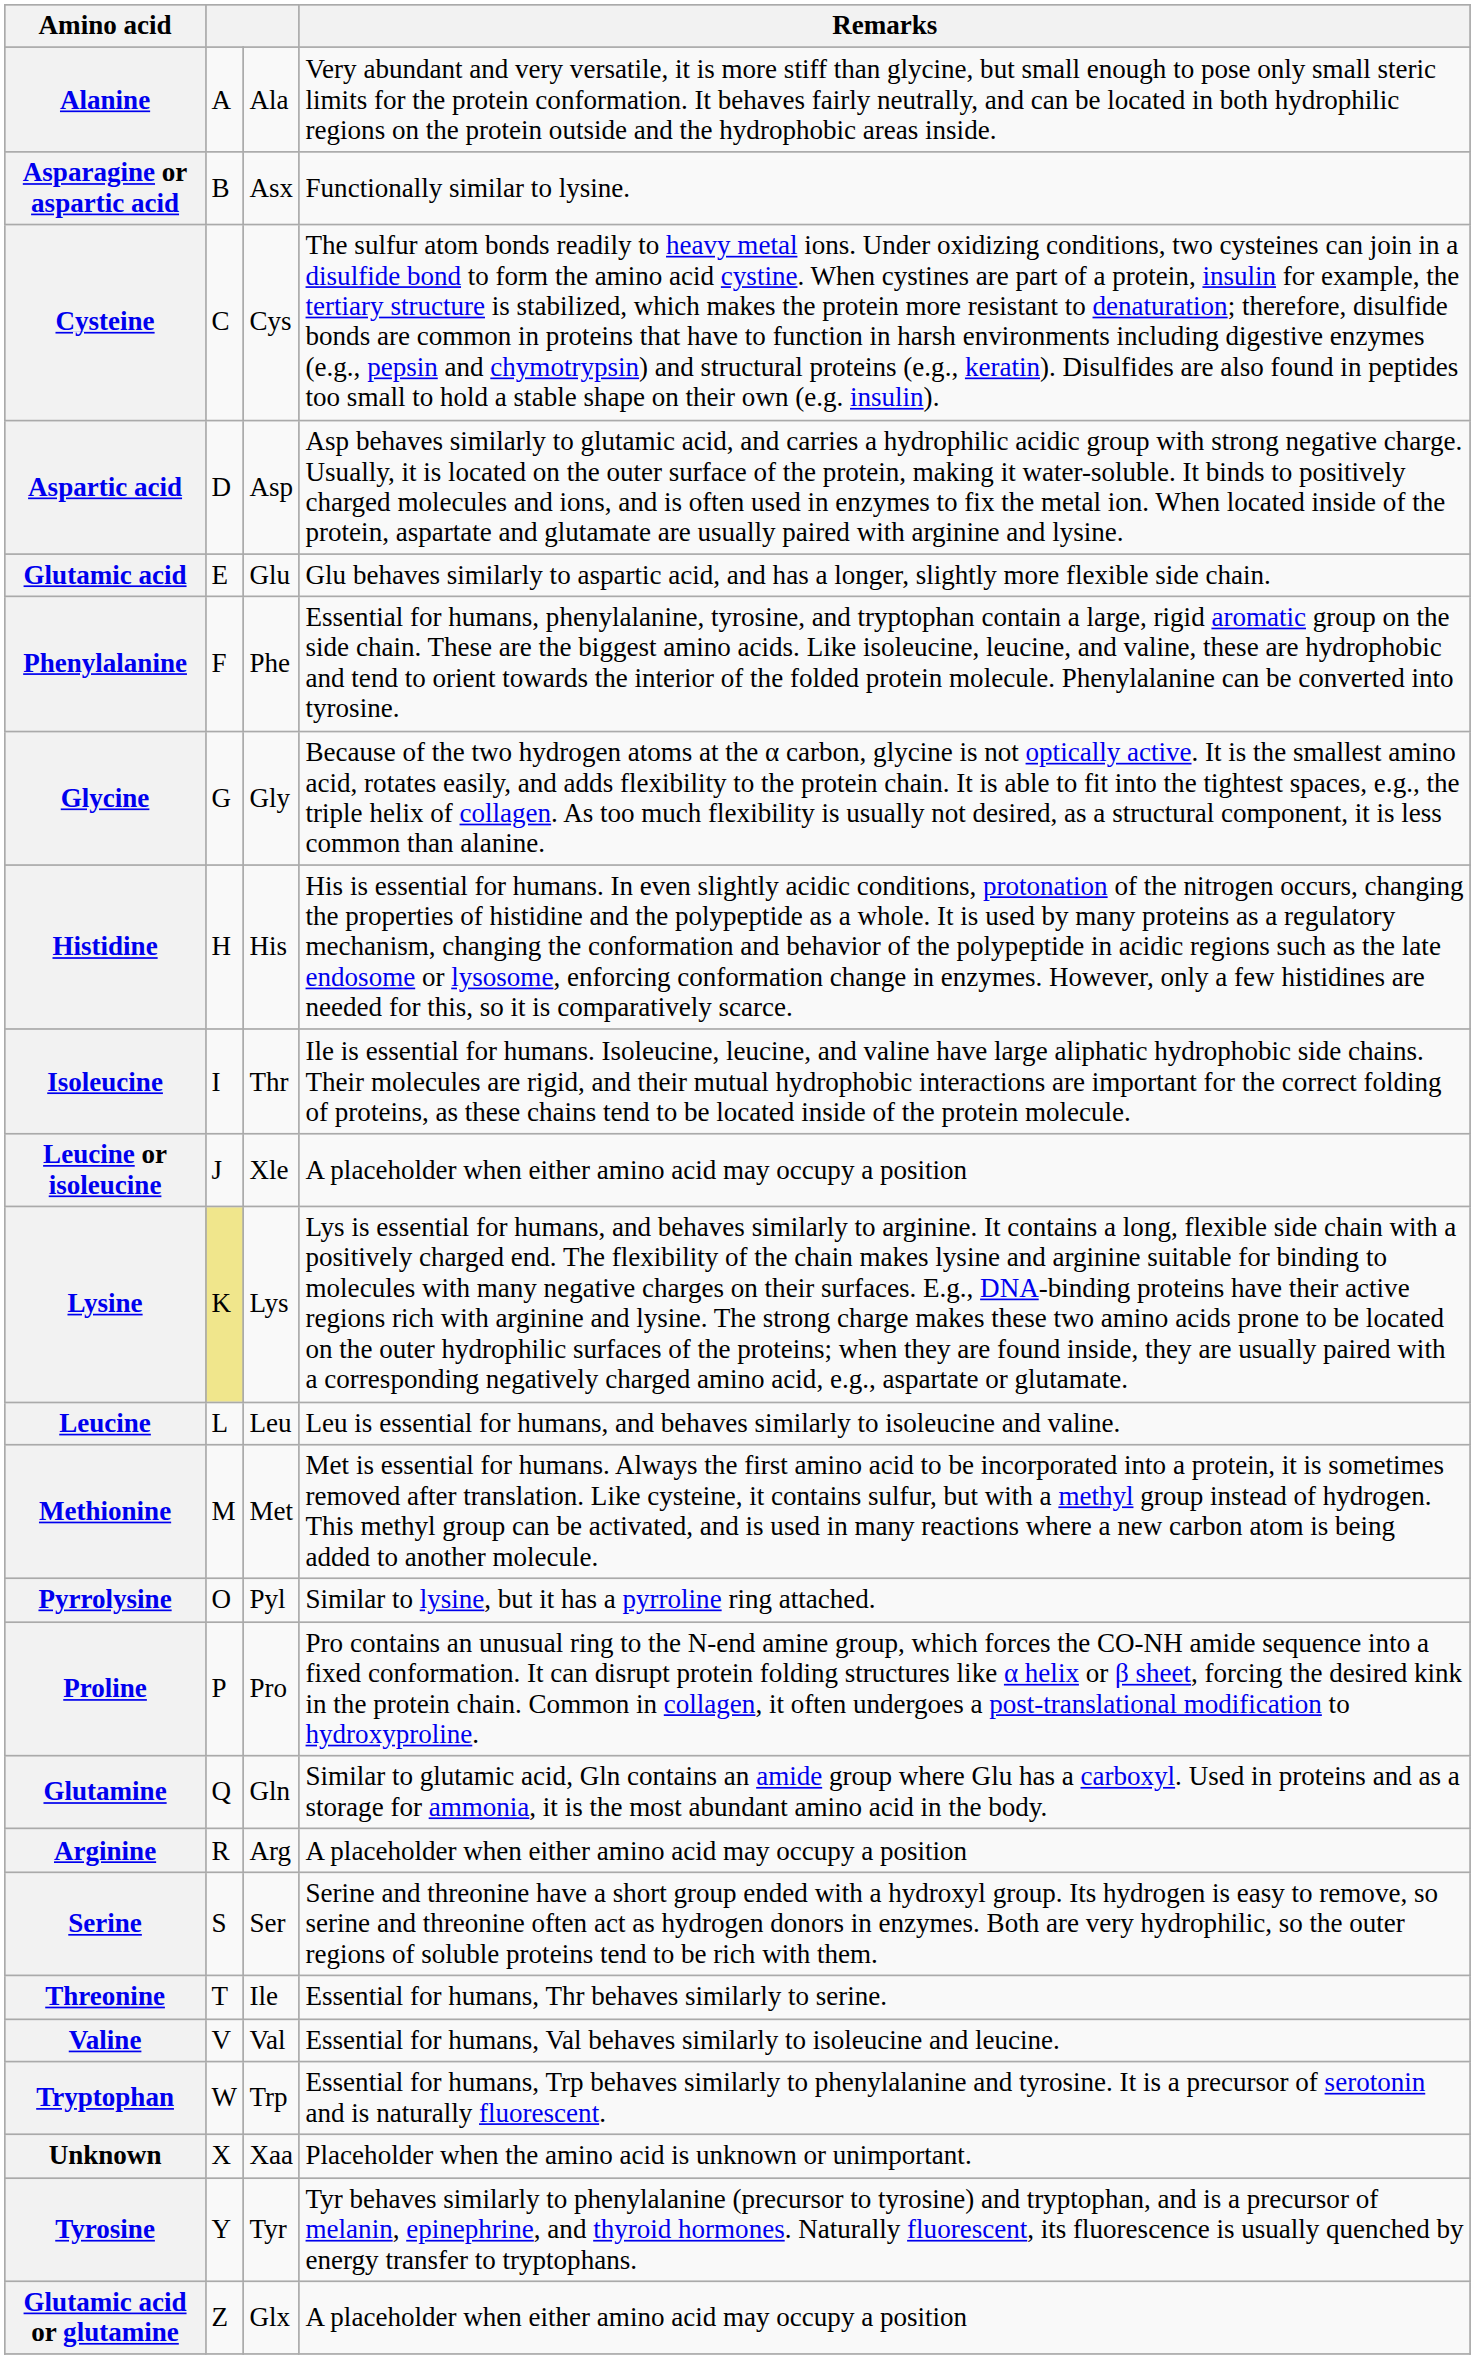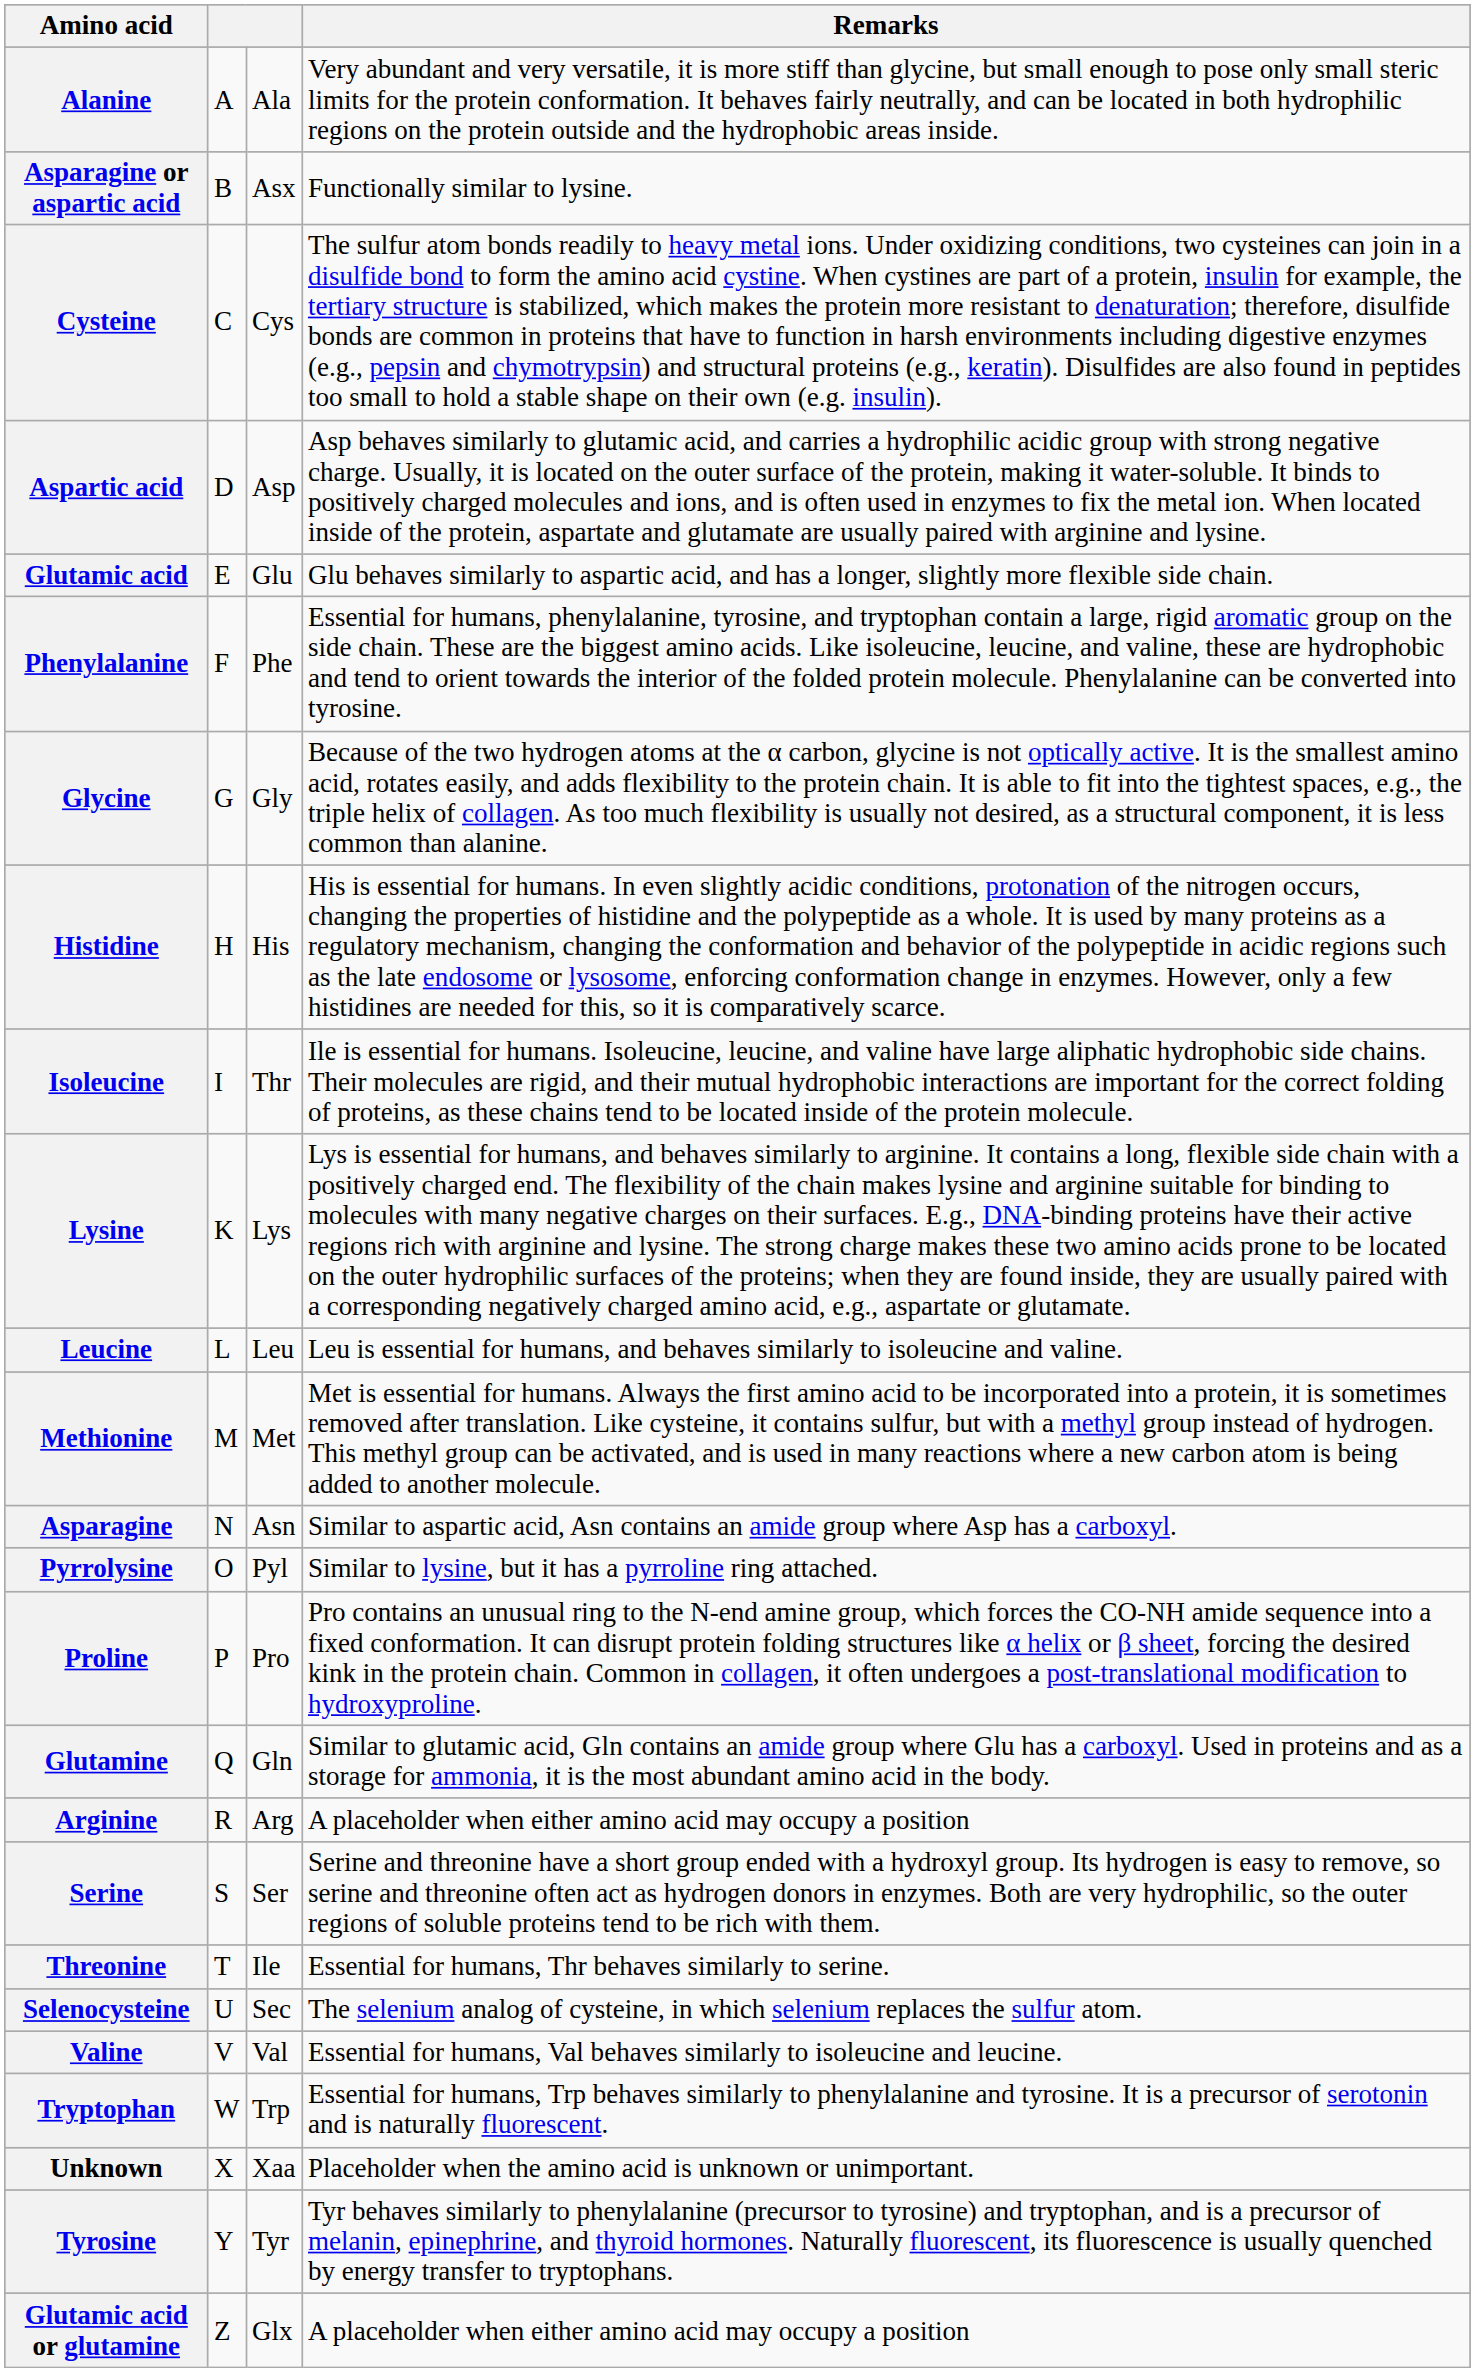- row: (105, 1169)
(221, 1303) khaki background -> (224, 1230) no background
+ row: (106, 1526)
+ row: (106, 2009)
